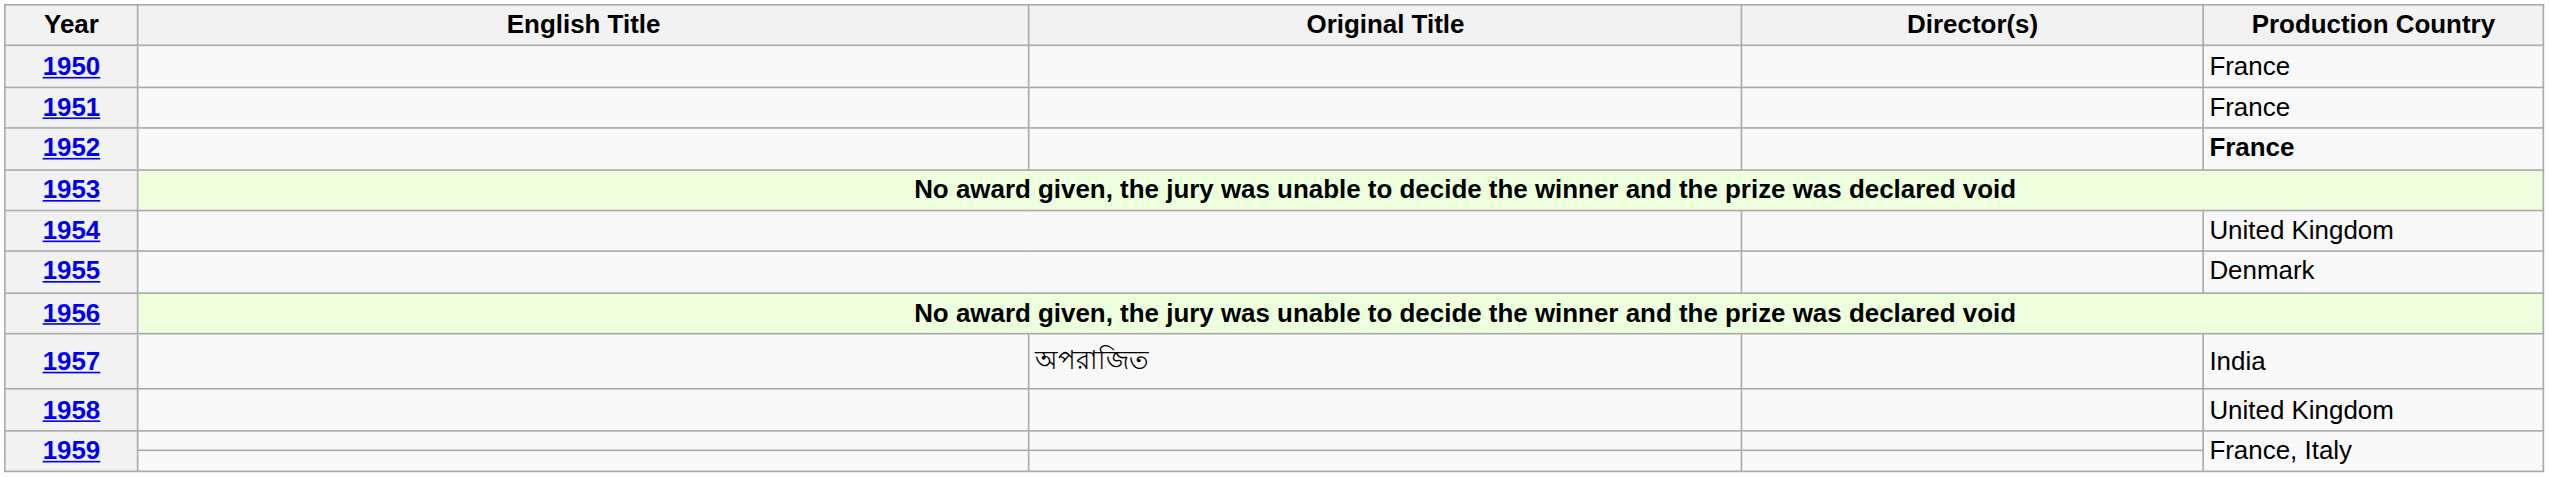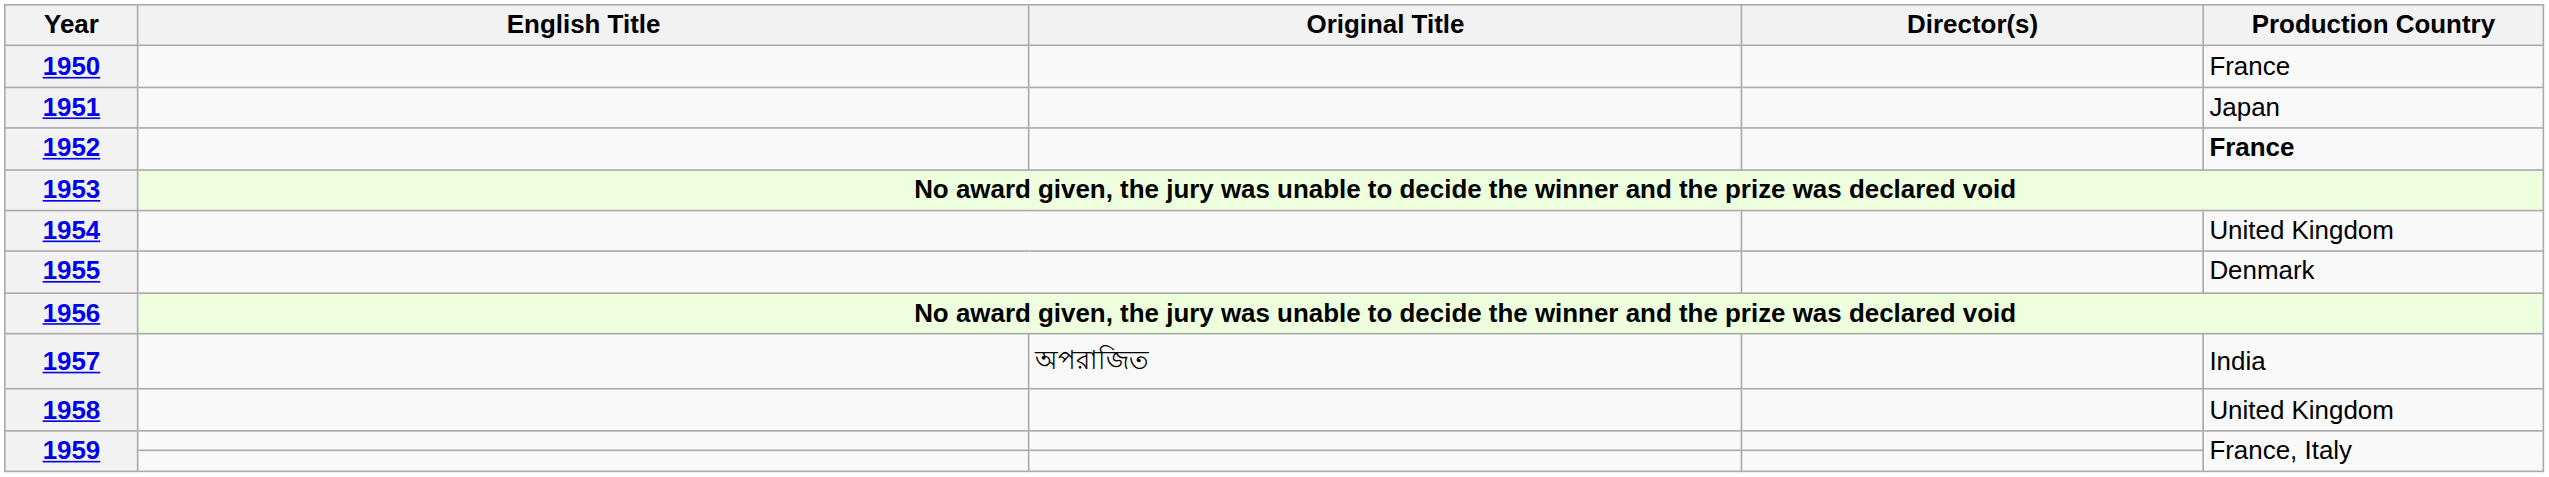(2250, 107) France -> (2245, 107) Japan
